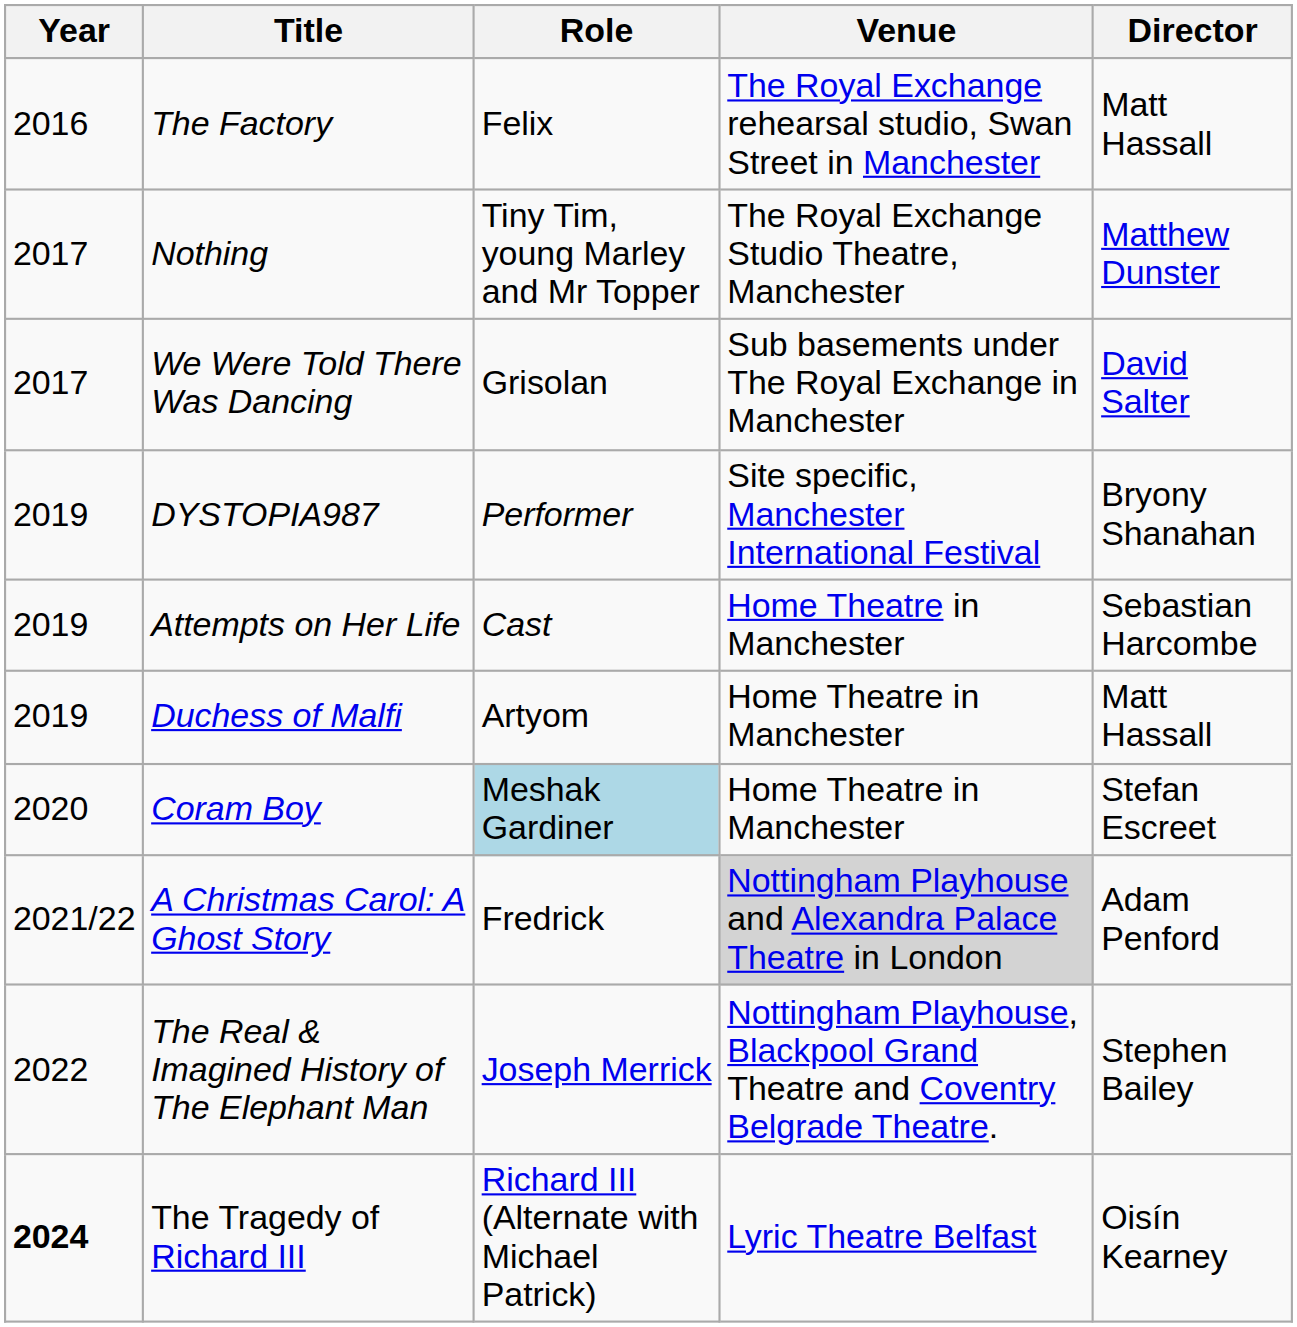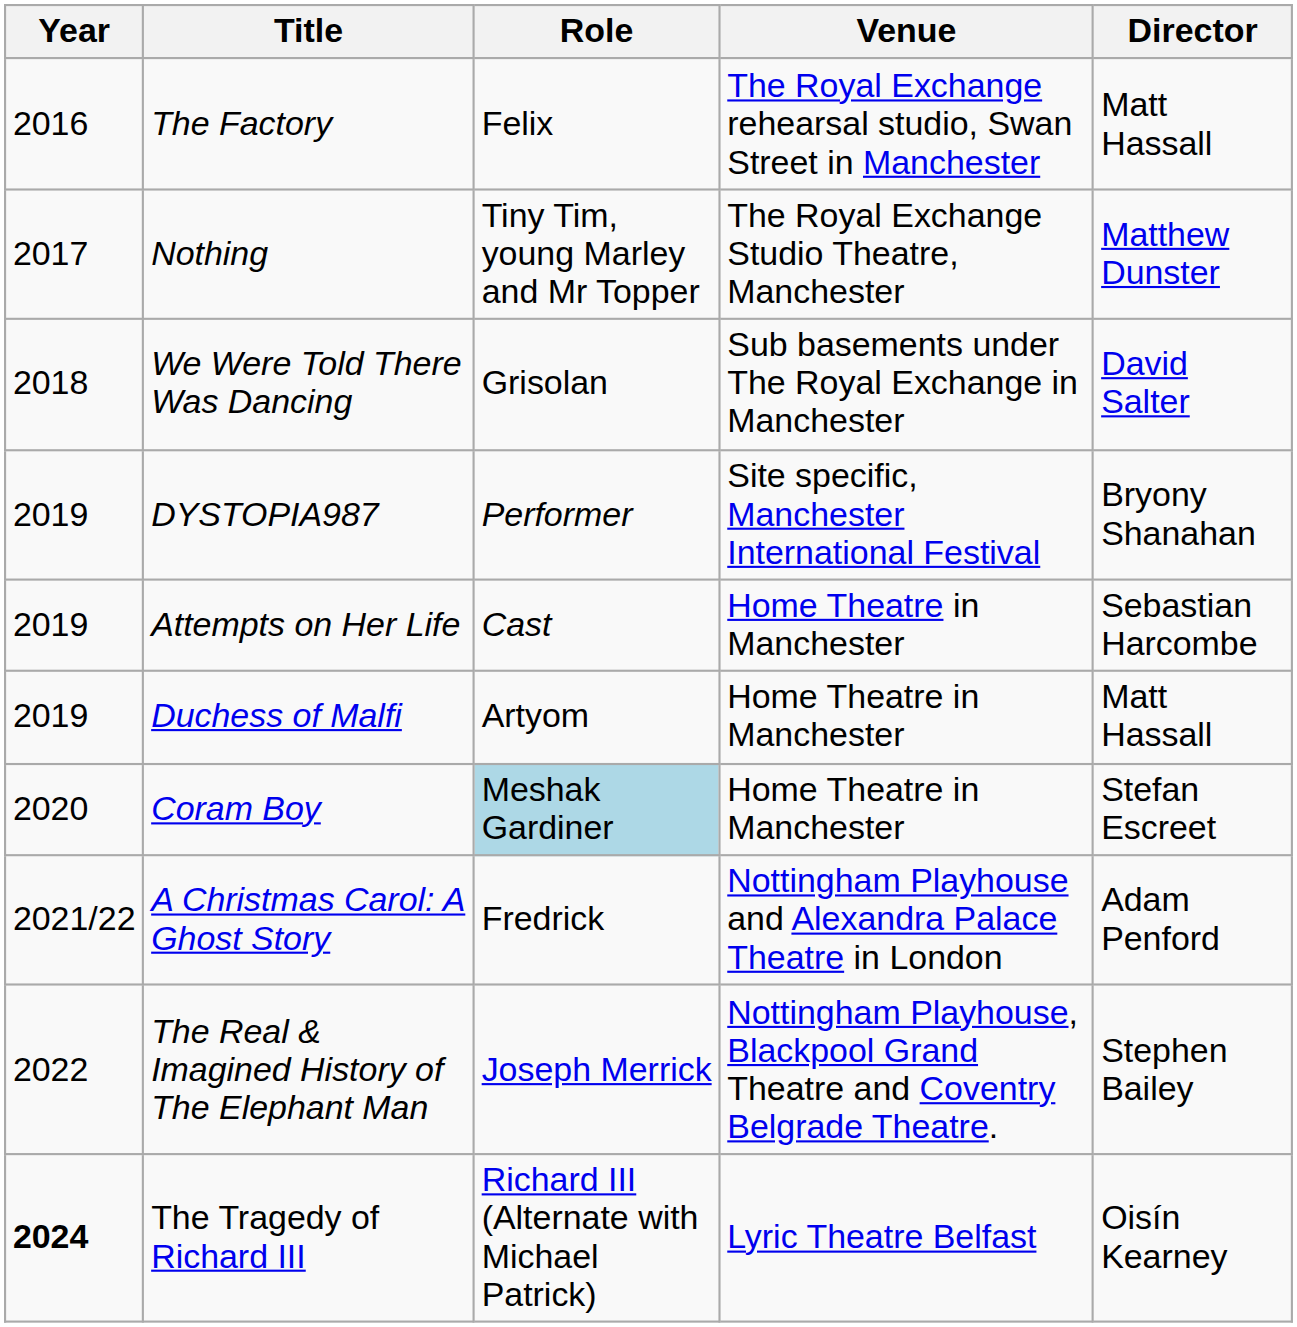(51, 383) 2017 -> (51, 383) 2018
(898, 919) lightgrey background -> (898, 919) no background
